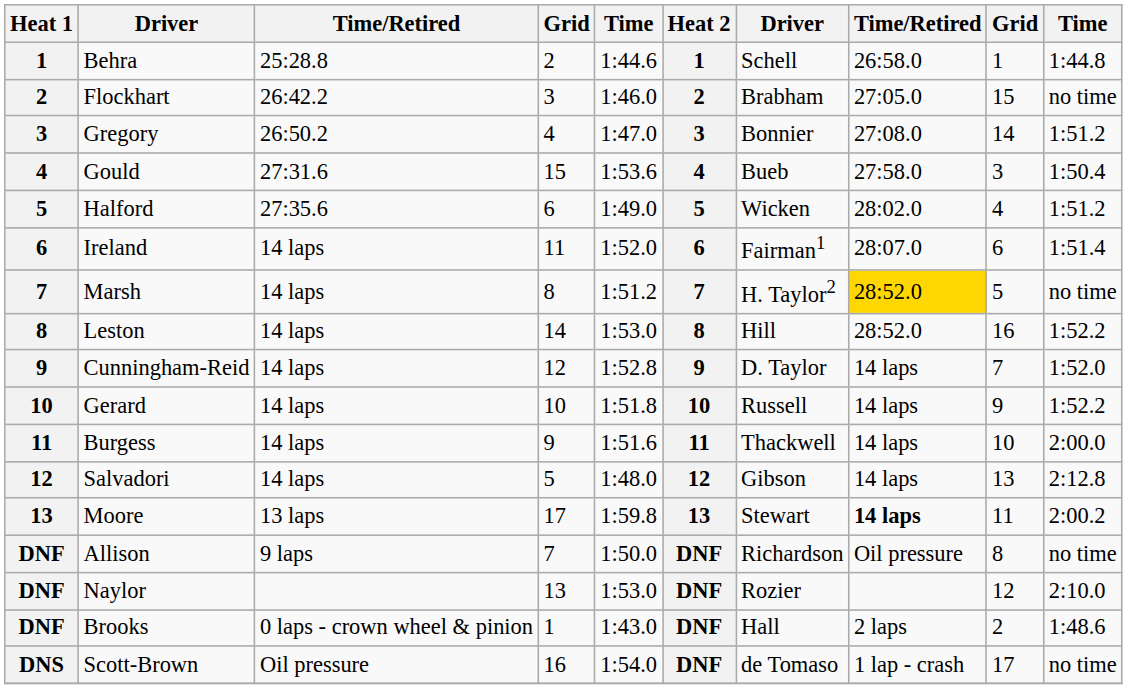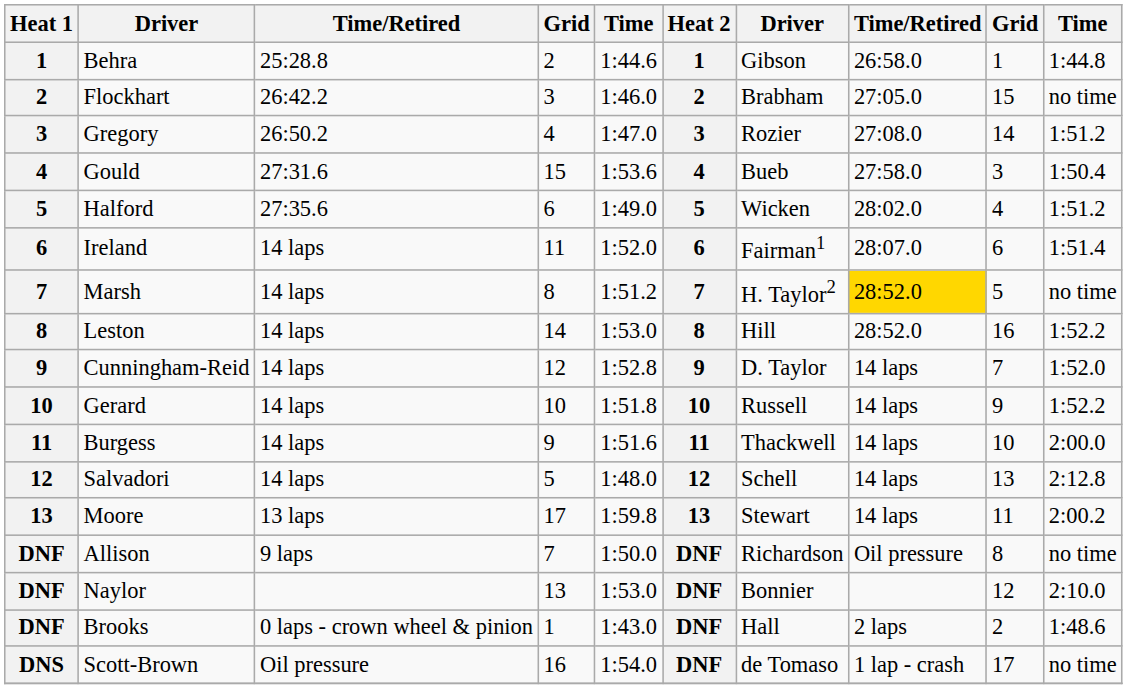(769, 60) Schell -> (774, 60) Gibson
(777, 134) Bonnier -> (771, 134) Rozier
(774, 479) Gibson -> (769, 479) Schell
(887, 516) bold -> (886, 516) normal
(771, 591) Rozier -> (777, 591) Bonnier
